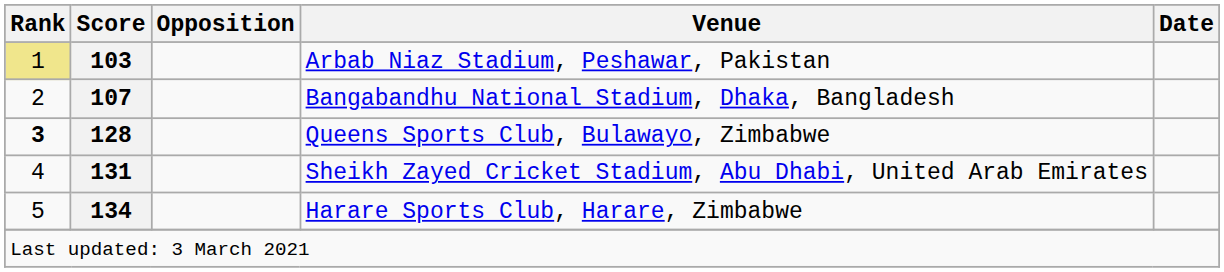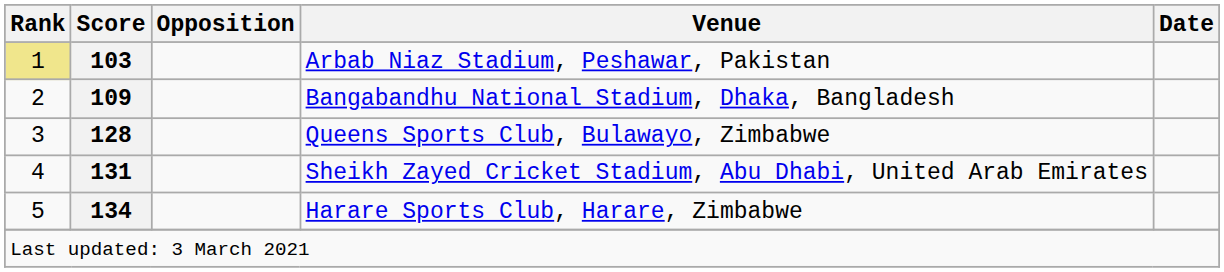(111, 99) 107 -> (111, 99) 109
(38, 136) bold -> (38, 136) normal
